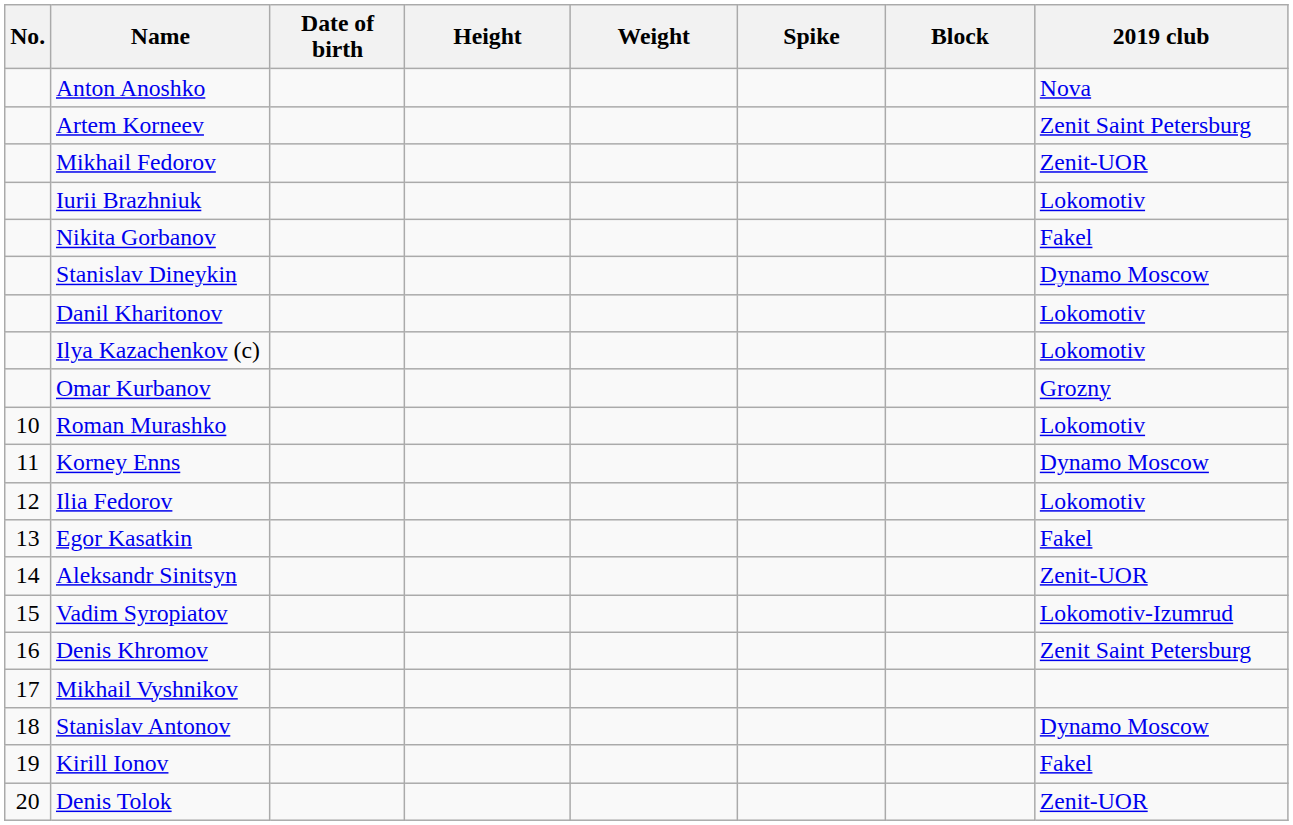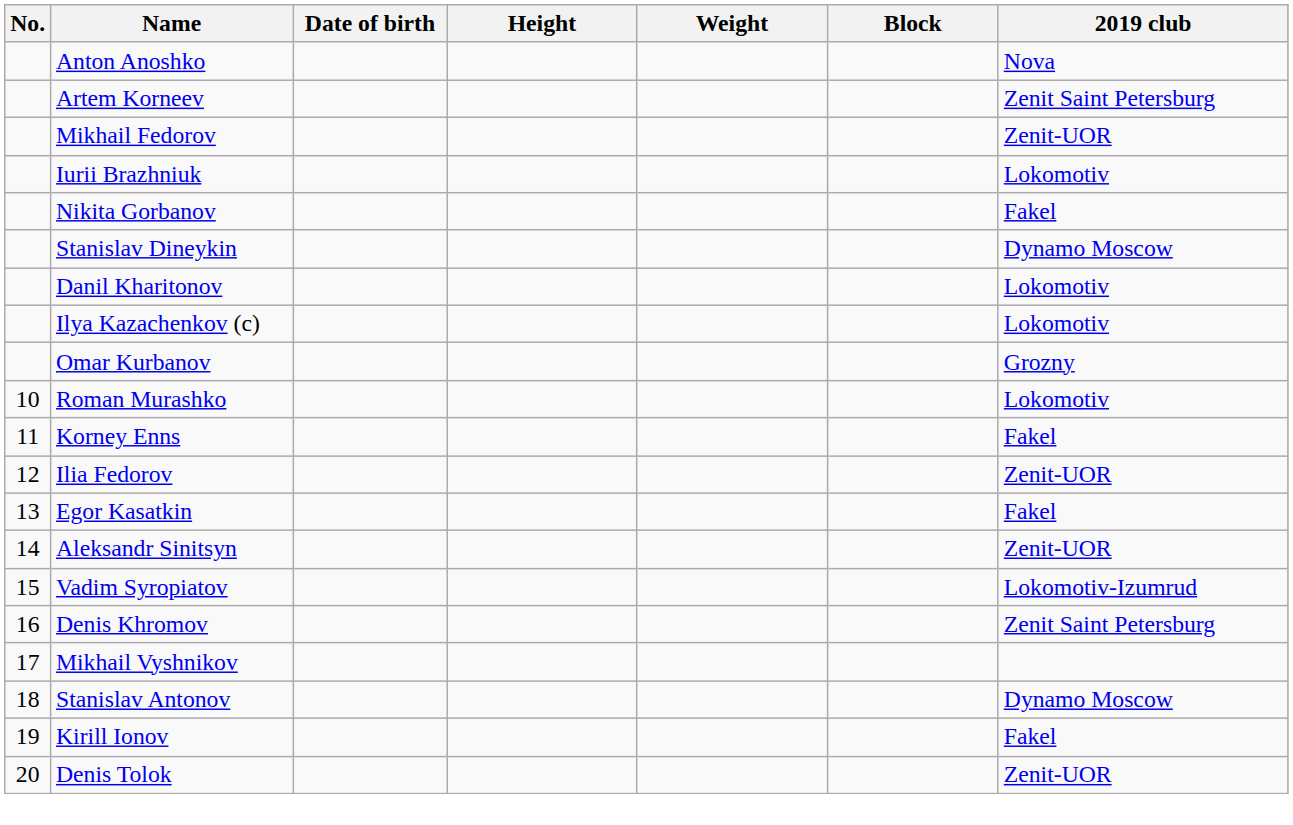- column: (812, 36)
(1124, 463) Dynamo Moscow -> (1030, 436) Fakel
(1092, 500) Lokomotiv -> (1058, 473) Zenit-UOR
